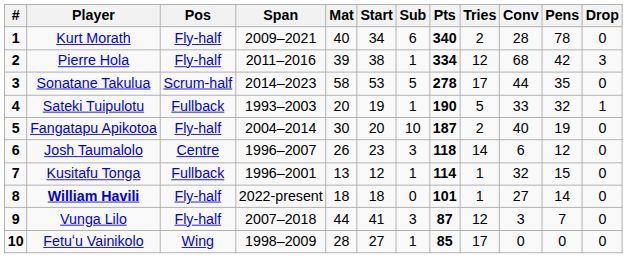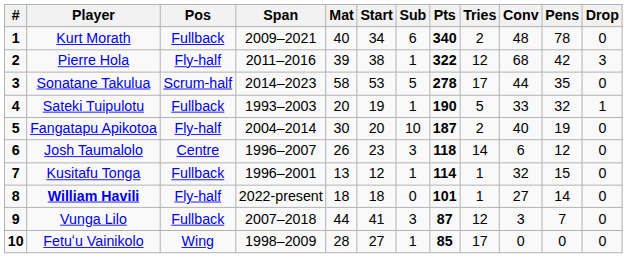(198, 38) Fly-half -> (198, 38) Fullback
(521, 38) 28 -> (521, 38) 48
(445, 60) 334 -> (445, 60) 322
(198, 219) Fly-half -> (198, 219) Fullback
